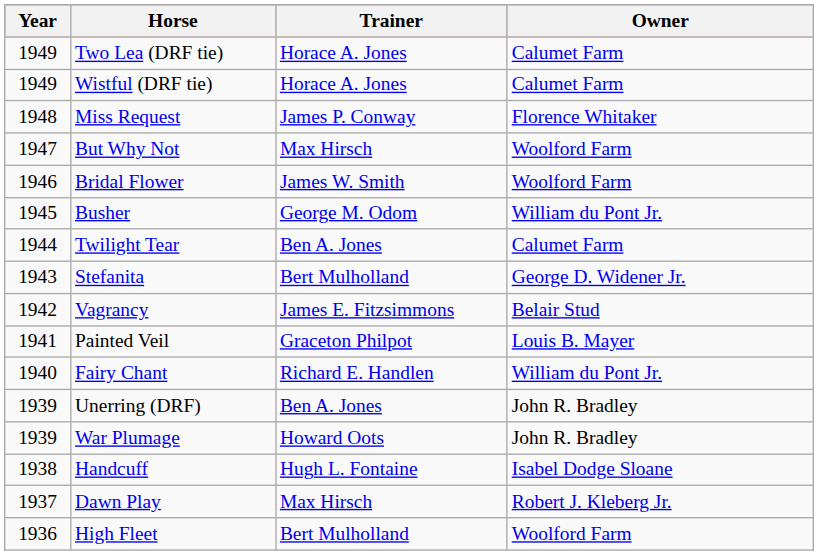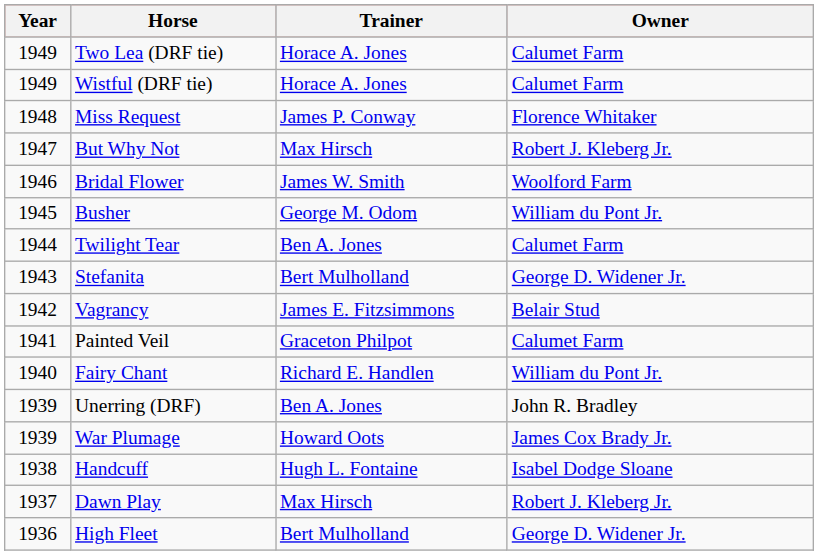(572, 149) Woolford Farm -> (592, 149) Robert J. Kleberg Jr.
(573, 341) Louis B. Mayer -> (568, 341) Calumet Farm
(575, 437) John R. Bradley -> (592, 437) James Cox Brady Jr.
(572, 533) Woolford Farm -> (599, 533) George D. Widener Jr.
